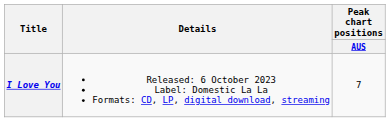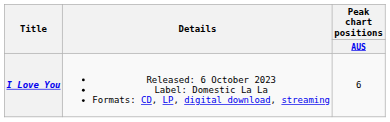(359, 85) 7 -> (359, 85) 6
